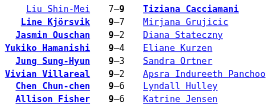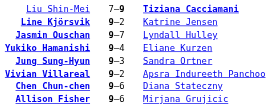(117, 22) 9–7 -> (117, 22) 9–2
(186, 22) Mirjana Grujicic -> (180, 22) Katrine Jensen
(117, 35) 9–2 -> (117, 35) 9–7
(183, 35) Diana Stateczny -> (180, 35) Lyndall Hulley
(180, 86) Lyndall Hulley -> (183, 86) Diana Stateczny
(180, 99) Katrine Jensen -> (186, 99) Mirjana Grujicic
